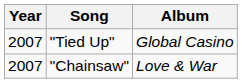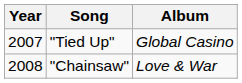(25, 66) 2007 -> (25, 66) 2008
